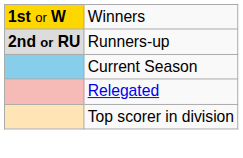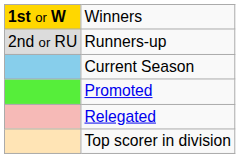(44, 41) bold -> (43, 41) normal
+ row: (118, 91)
